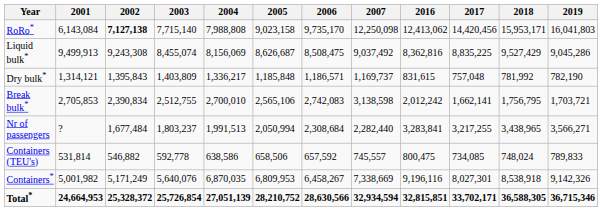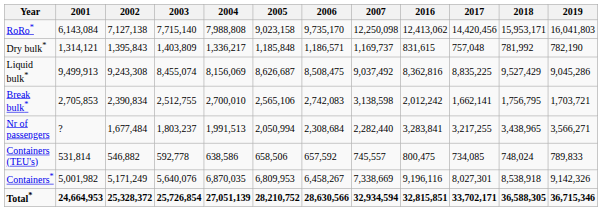(127, 29) bold -> (127, 29) normal
rows swapped: (20, 53) <-> (26, 77)
